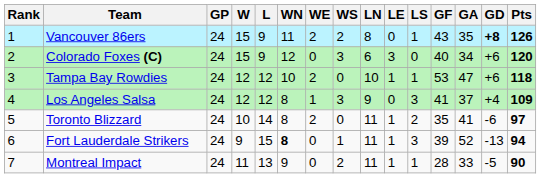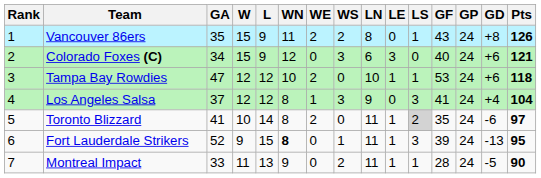columns swapped: (219, 15) <-> (468, 15)
(492, 36) bold -> (492, 36) normal
(522, 57) 120 -> (522, 57) 121
(522, 99) 109 -> (522, 99) 104
(415, 120) no background -> (415, 120) lightgrey background
(518, 141) 94 -> (518, 141) 95
